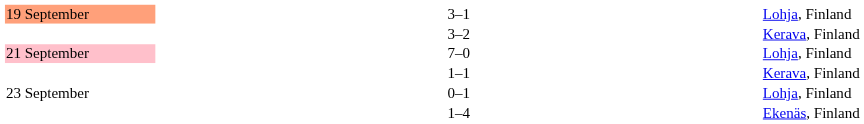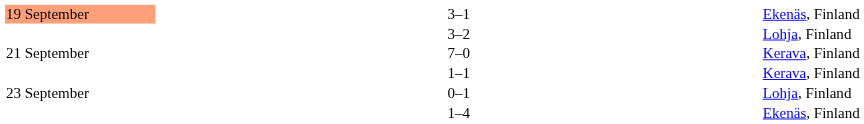(807, 14) Lohja, Finland -> (811, 14) Ekenäs, Finland
(811, 33) Kerava, Finland -> (807, 33) Lohja, Finland
(47, 53) pink background -> (47, 53) no background
(807, 53) Lohja, Finland -> (811, 53) Kerava, Finland
